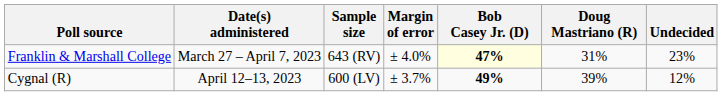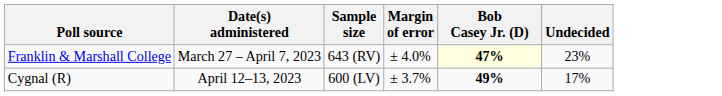- column: (594, 24)
(682, 79) 12% -> (577, 79) 17%
